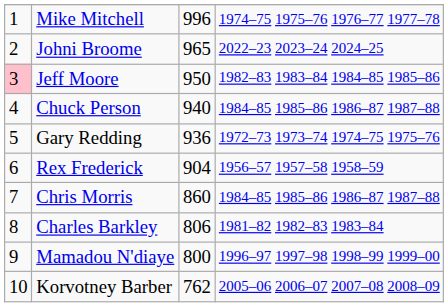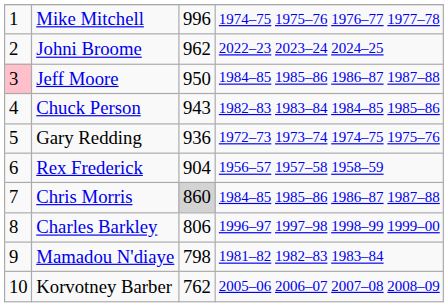(197, 49) 965 -> (197, 49) 962
(329, 78) 1982–83 1983–84 1984–85 1985–86 -> (329, 78) 1984–85 1985–86 1986–87 1987–88
(197, 108) 940 -> (197, 108) 943
(329, 108) 1984–85 1985–86 1986–87 1987–88 -> (329, 108) 1982–83 1983–84 1984–85 1985–86
(197, 197) no background -> (197, 197) lightgrey background
(301, 227) 1981–82 1982–83 1983–84 -> (329, 227) 1996–97 1997–98 1998–99 1999–00
(197, 256) 800 -> (197, 256) 798
(329, 256) 1996–97 1997–98 1998–99 1999–00 -> (301, 256) 1981–82 1982–83 1983–84
